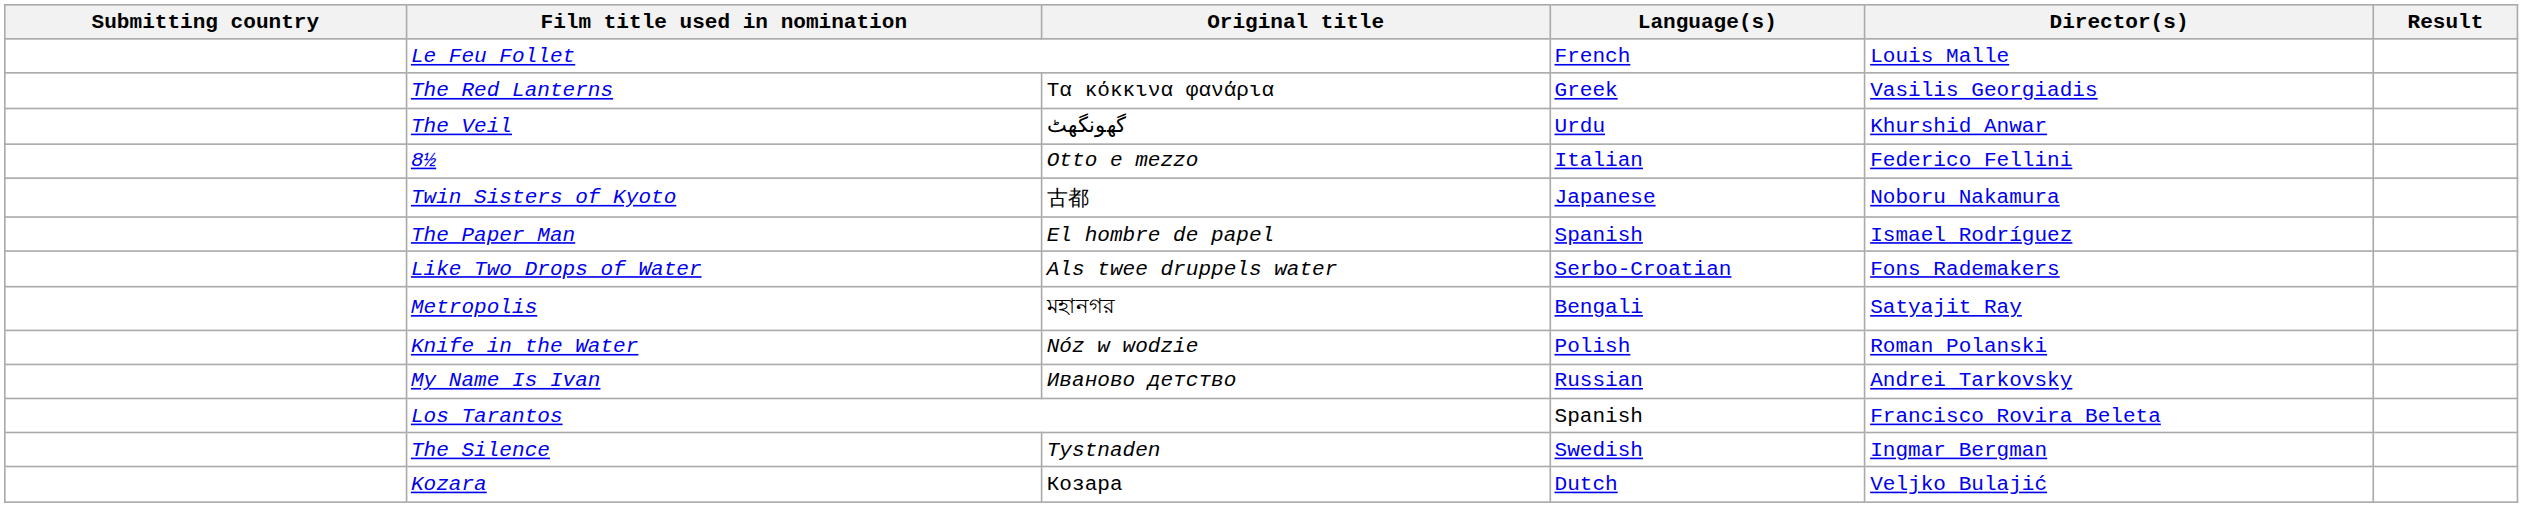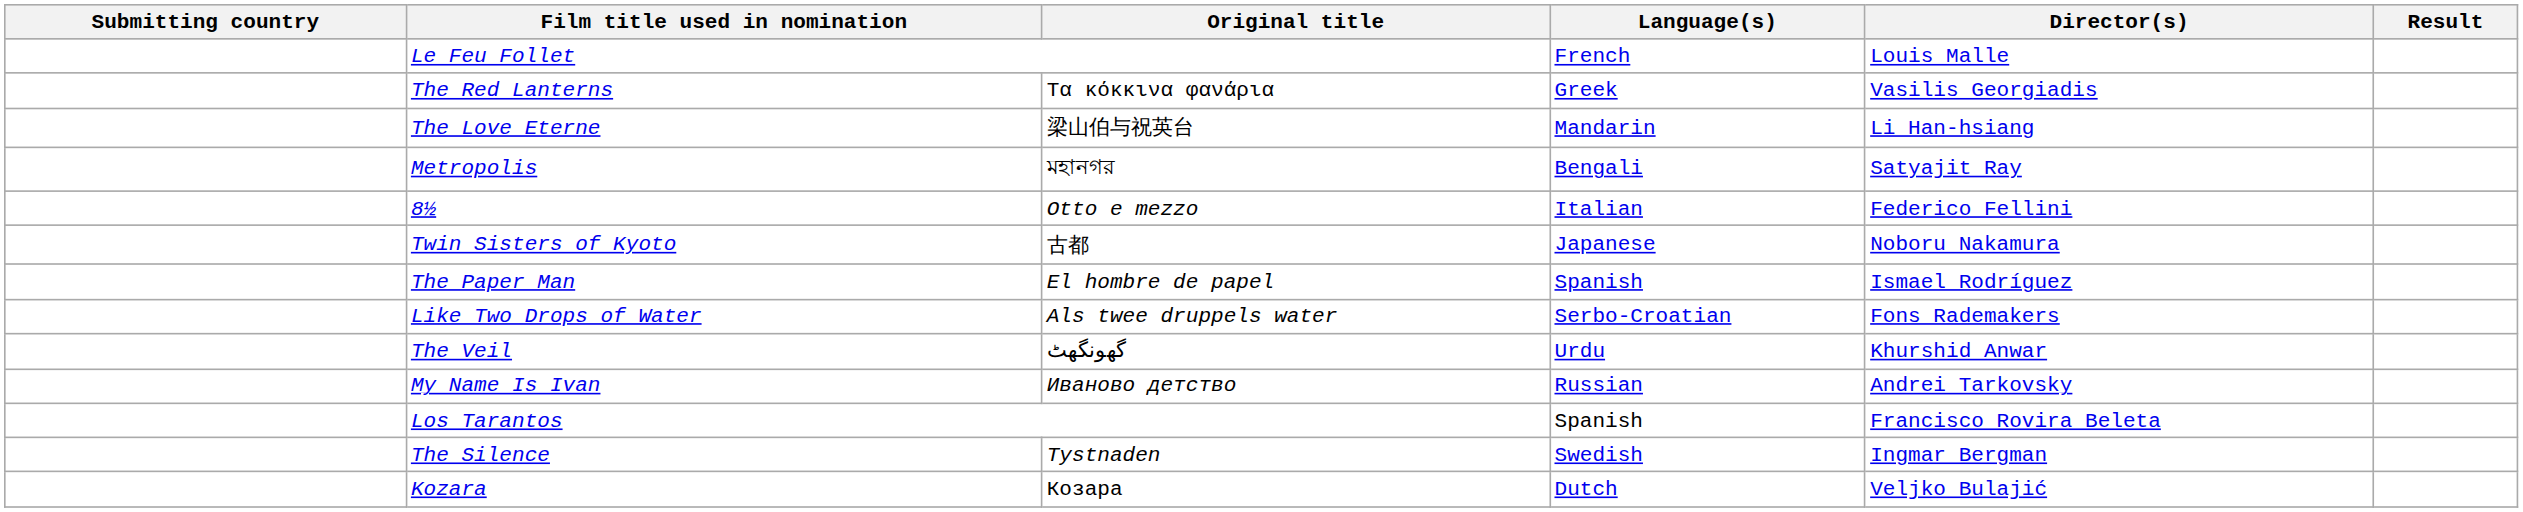+ row: (506, 127)
rows swapped: (474, 308) <-> (461, 126)
- row: (525, 347)
